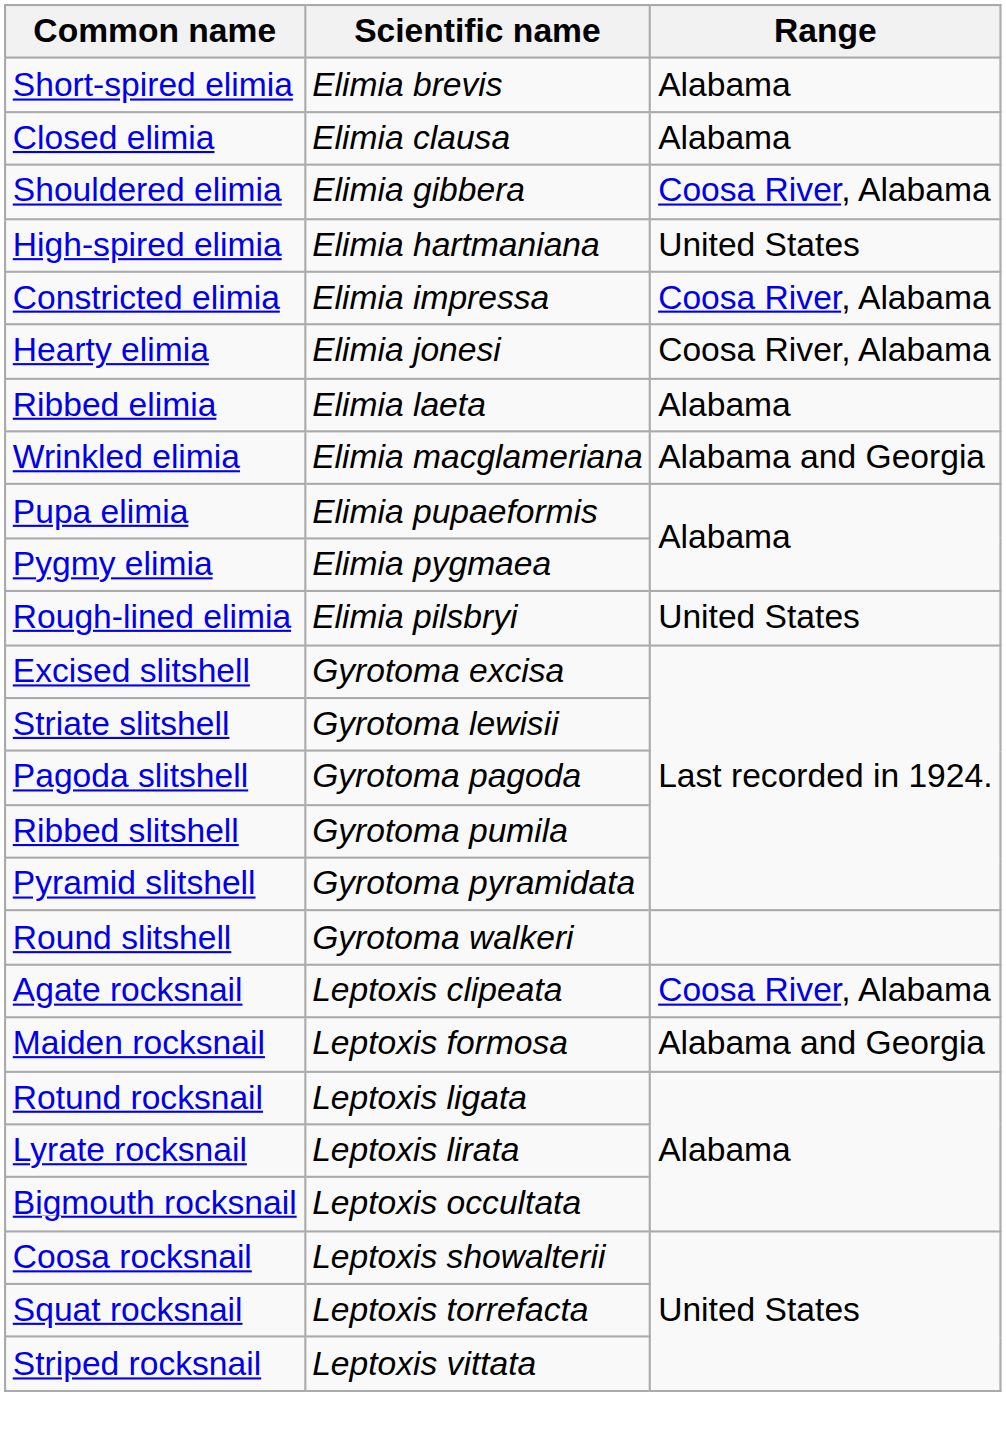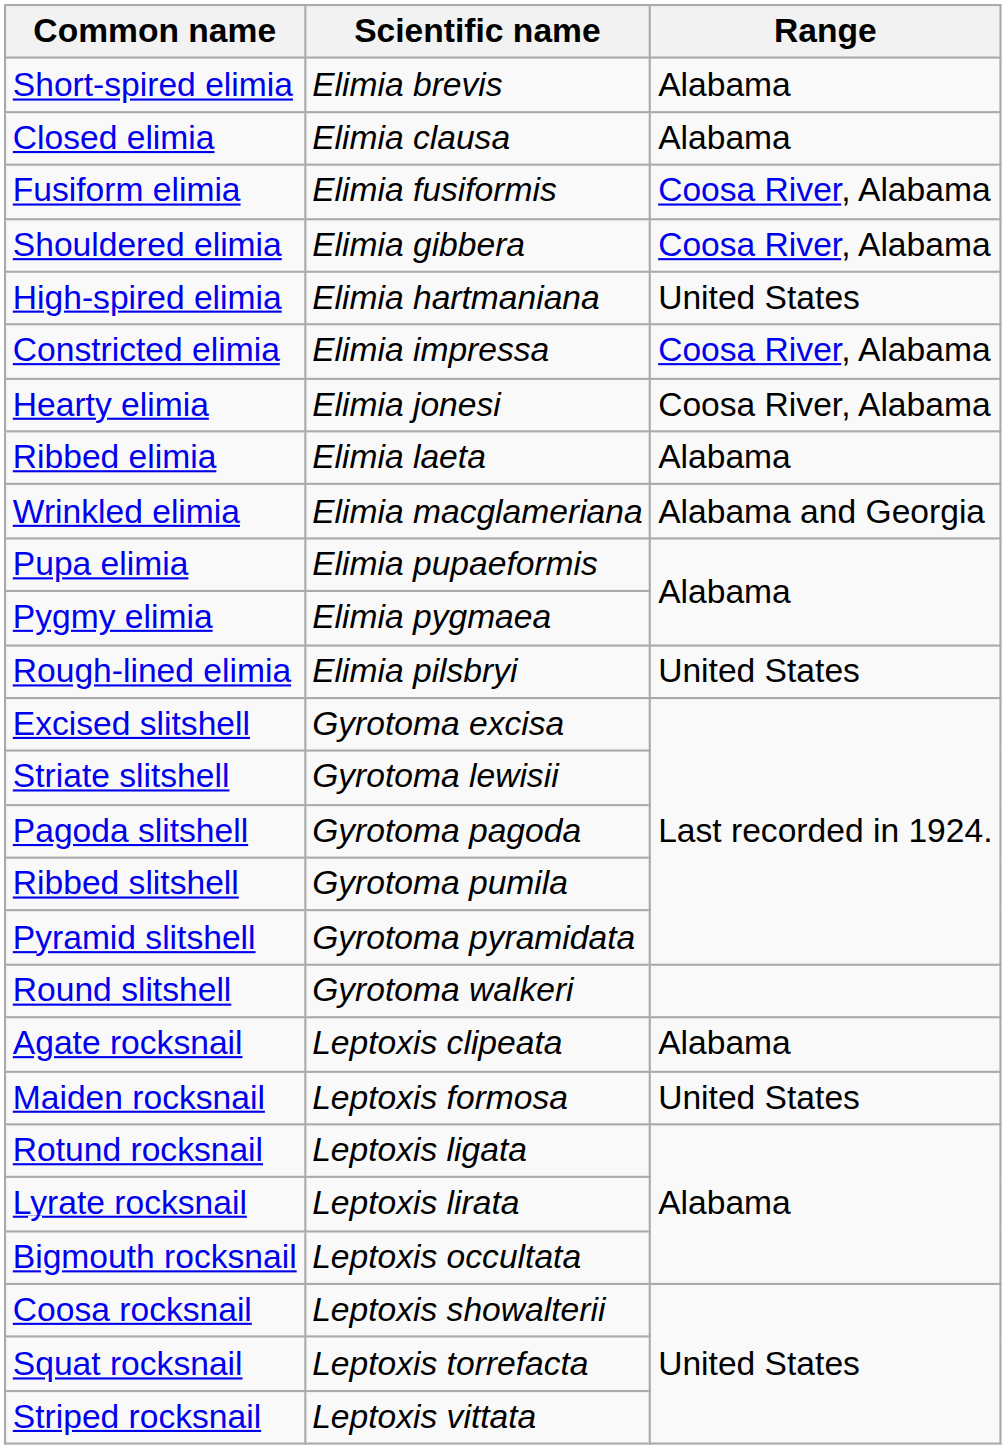+ row: (127, 191)
(824, 990) Coosa River, Alabama -> (724, 1043) Alabama
(822, 1043) Alabama and Georgia -> (759, 1096) United States
